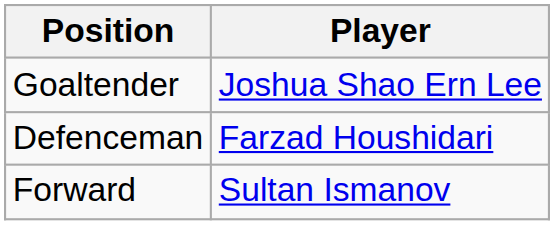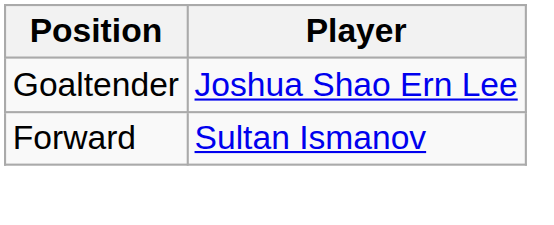- row: (108, 137)
